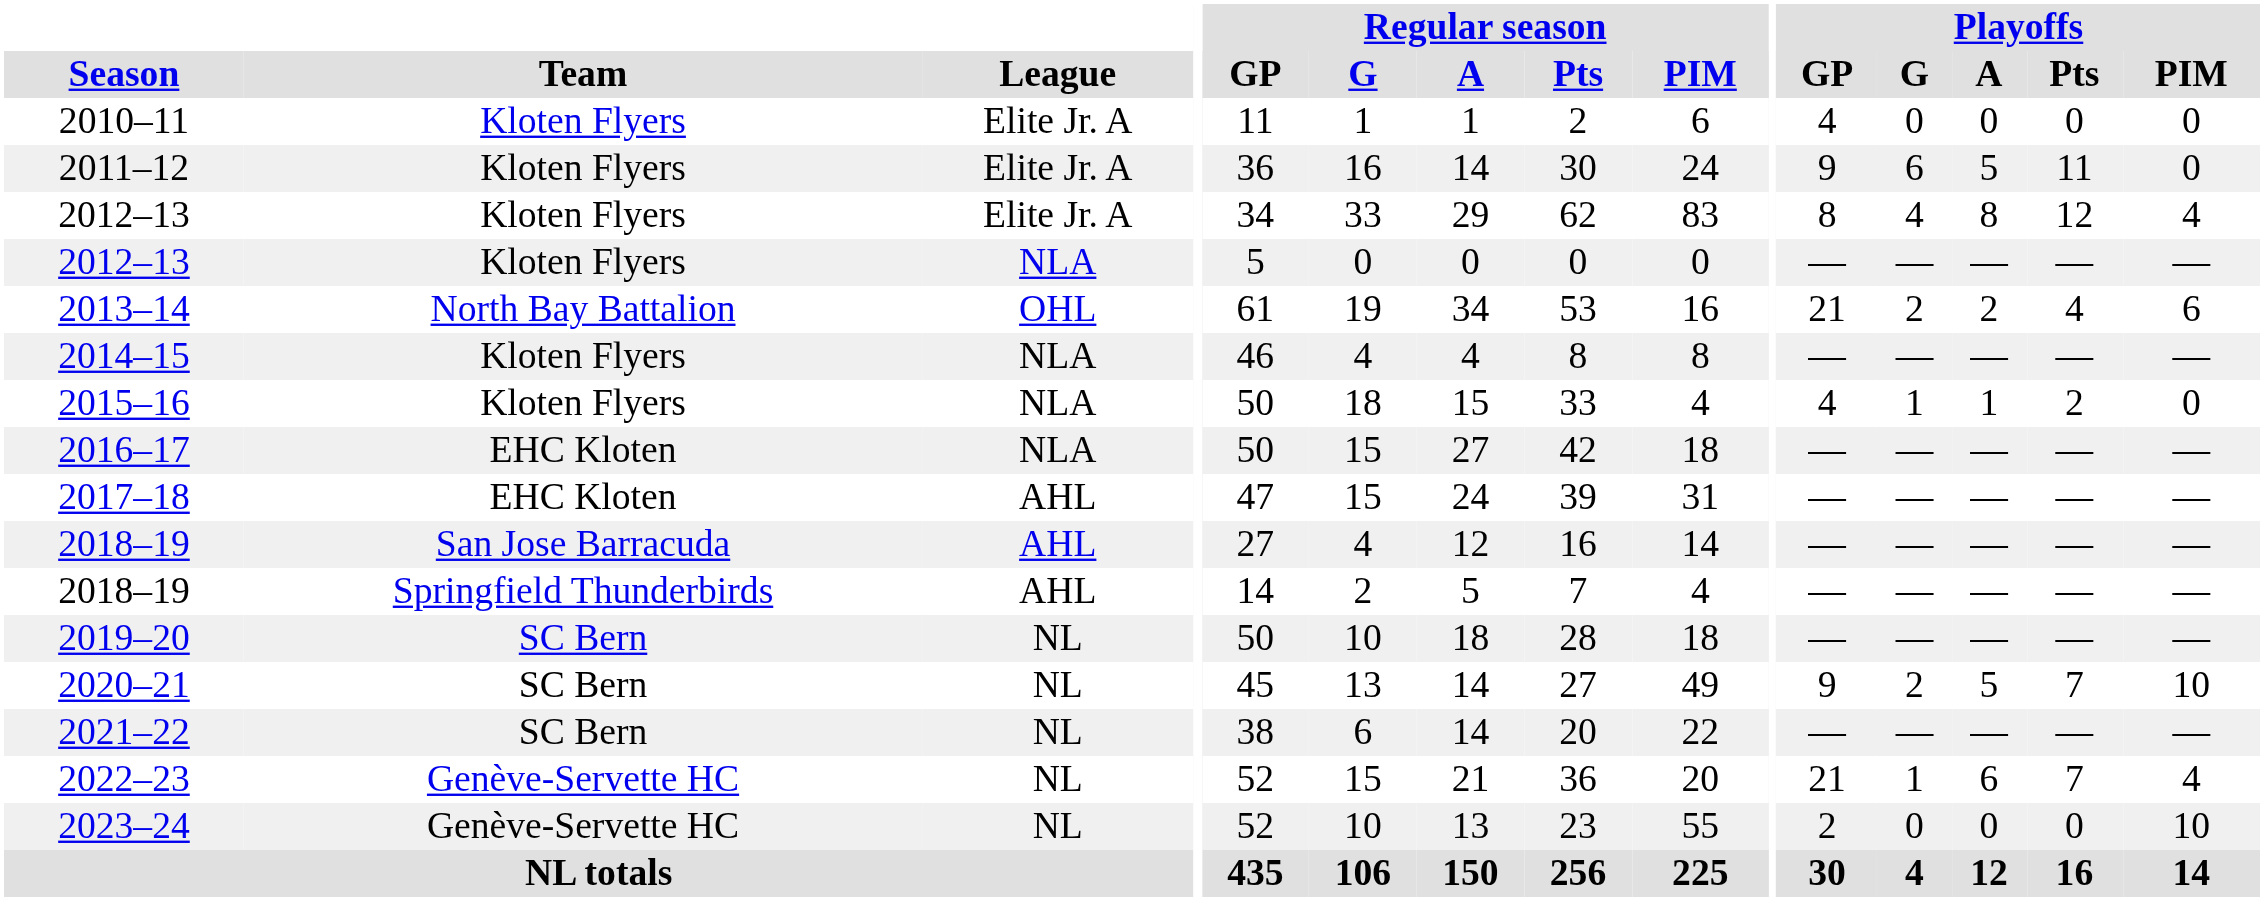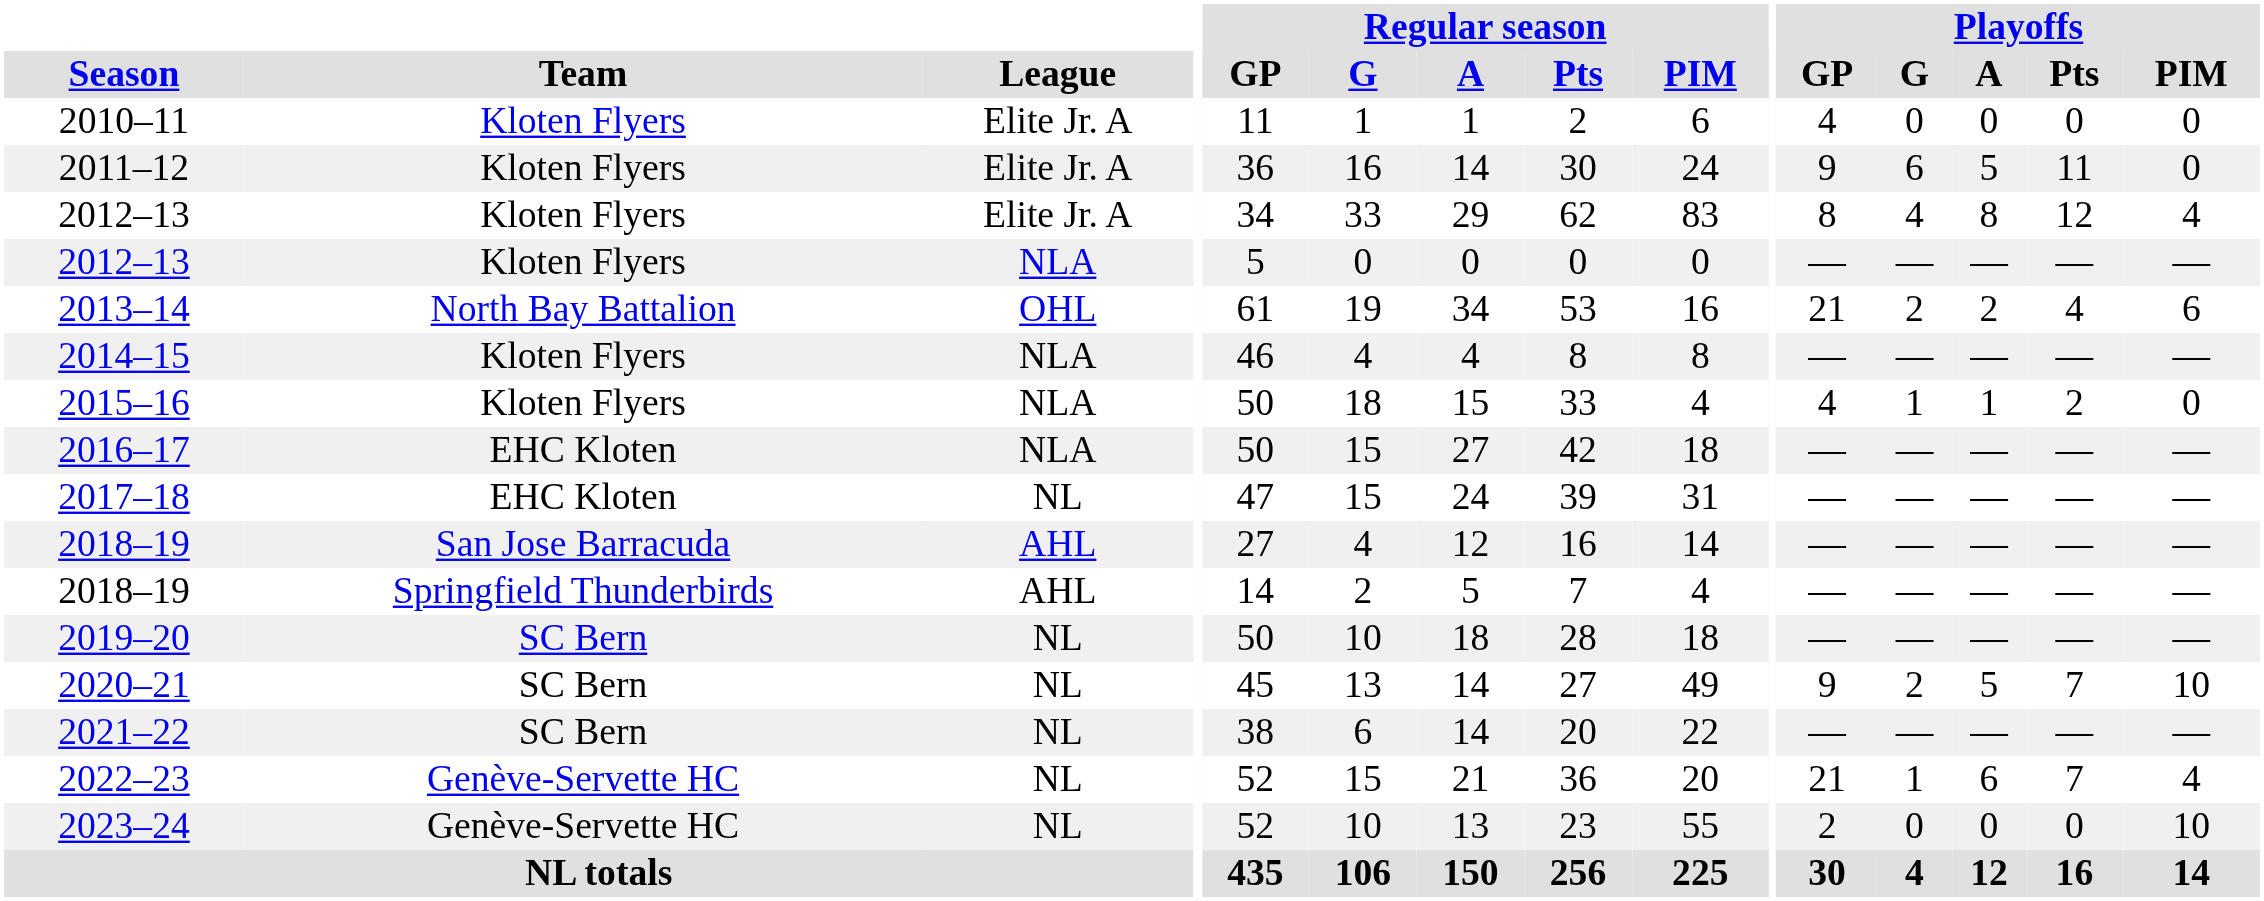(1058, 496) AHL -> (1058, 496) NL
